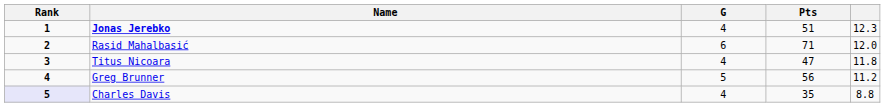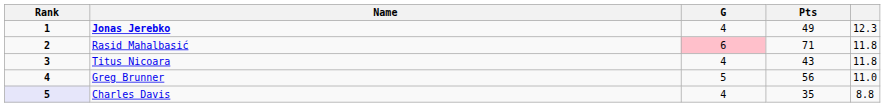(808, 29) 51 -> (808, 29) 49
(723, 45) no background -> (723, 45) pink background
(865, 45) 12.0 -> (865, 45) 11.8
(808, 61) 47 -> (808, 61) 43
(865, 78) 11.2 -> (865, 78) 11.0
